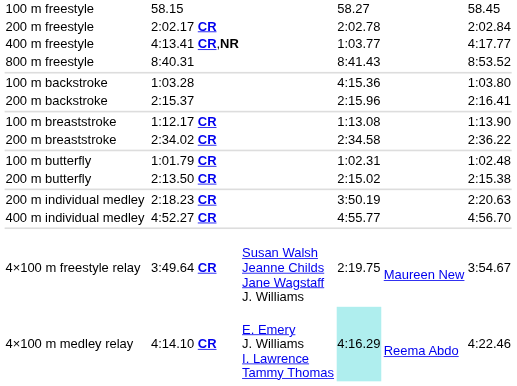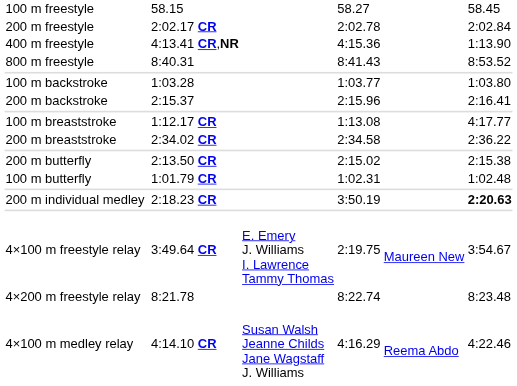(359, 44) 1:03.77 -> (359, 44) 4:15.36
(489, 44) 4:17.77 -> (489, 44) 1:13.90
(359, 83) 4:15.36 -> (359, 83) 1:03.77
(489, 122) 1:13.90 -> (489, 122) 4:17.77
rows swapped: (48, 161) <-> (48, 178)
(489, 199) normal -> (490, 199) bold
- row: (75, 217)
(283, 275) Susan Walsh Jeanne Childs Jane Wagstaff J. Williams -> (288, 257) E. Emery J. Williams I. Lawrence Tammy Thomas
+ row: (73, 297)
(288, 351) E. Emery J. Williams I. Lawrence Tammy Thomas -> (283, 351) Susan Walsh Jeanne Childs Jane Wagstaff J. Williams
(359, 344) paleturquoise background -> (359, 344) no background
